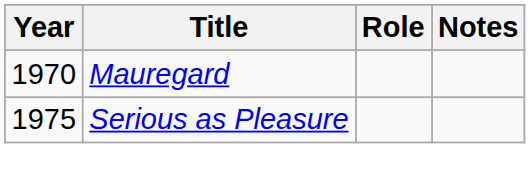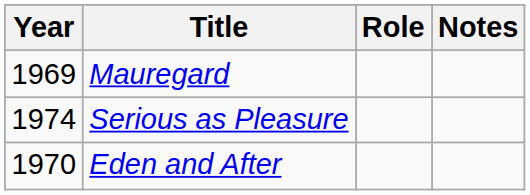(44, 73) 1970 -> (44, 73) 1969
(44, 119) 1975 -> (44, 119) 1974
+ row: (185, 165)
